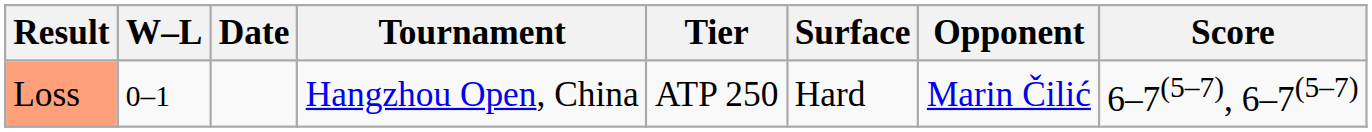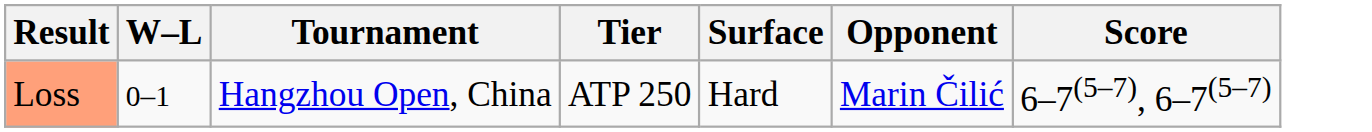- column: (254, 32)
